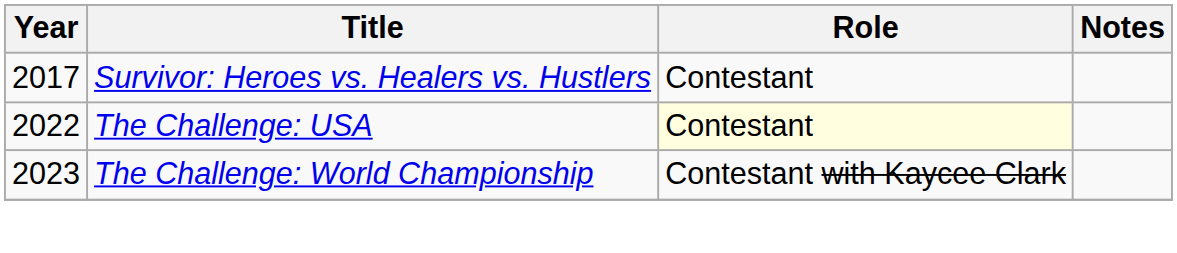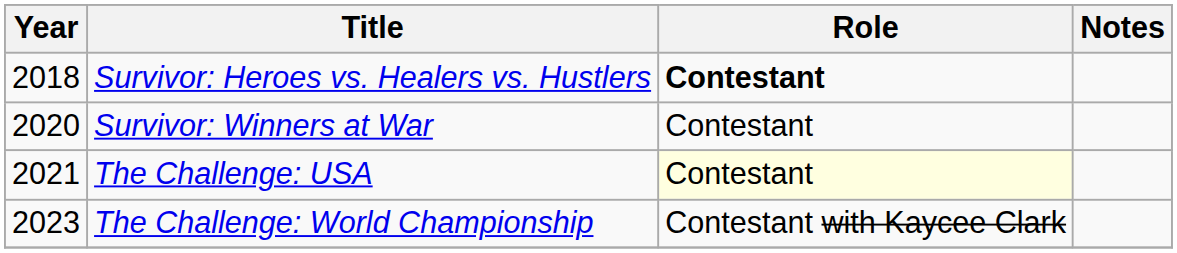(46, 77) 2017 -> (46, 77) 2018
(739, 77) normal -> (745, 77) bold
+ row: (263, 125)
(46, 125) 2022 -> (46, 174) 2021
